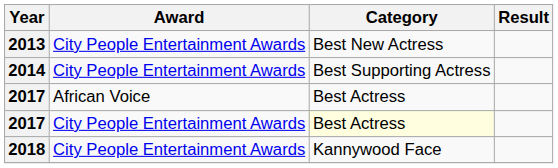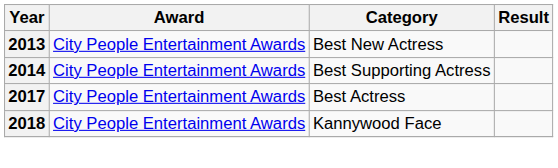- row: (27, 96)
(359, 123) lightyellow background -> (359, 96) no background
